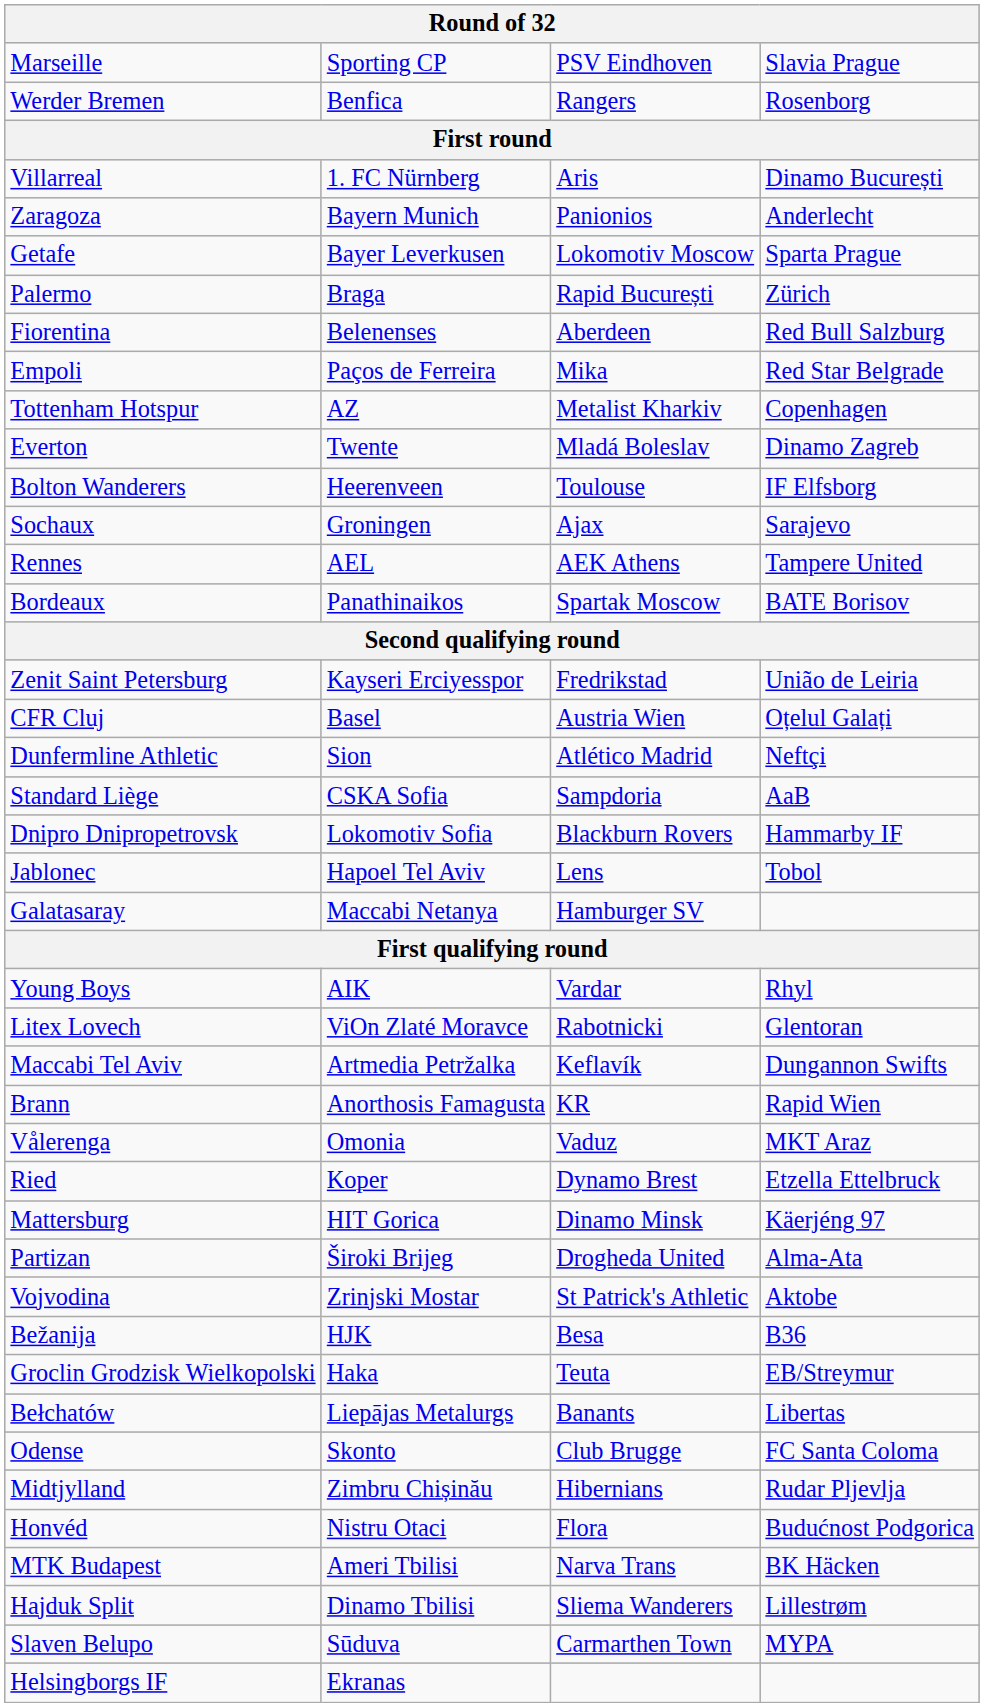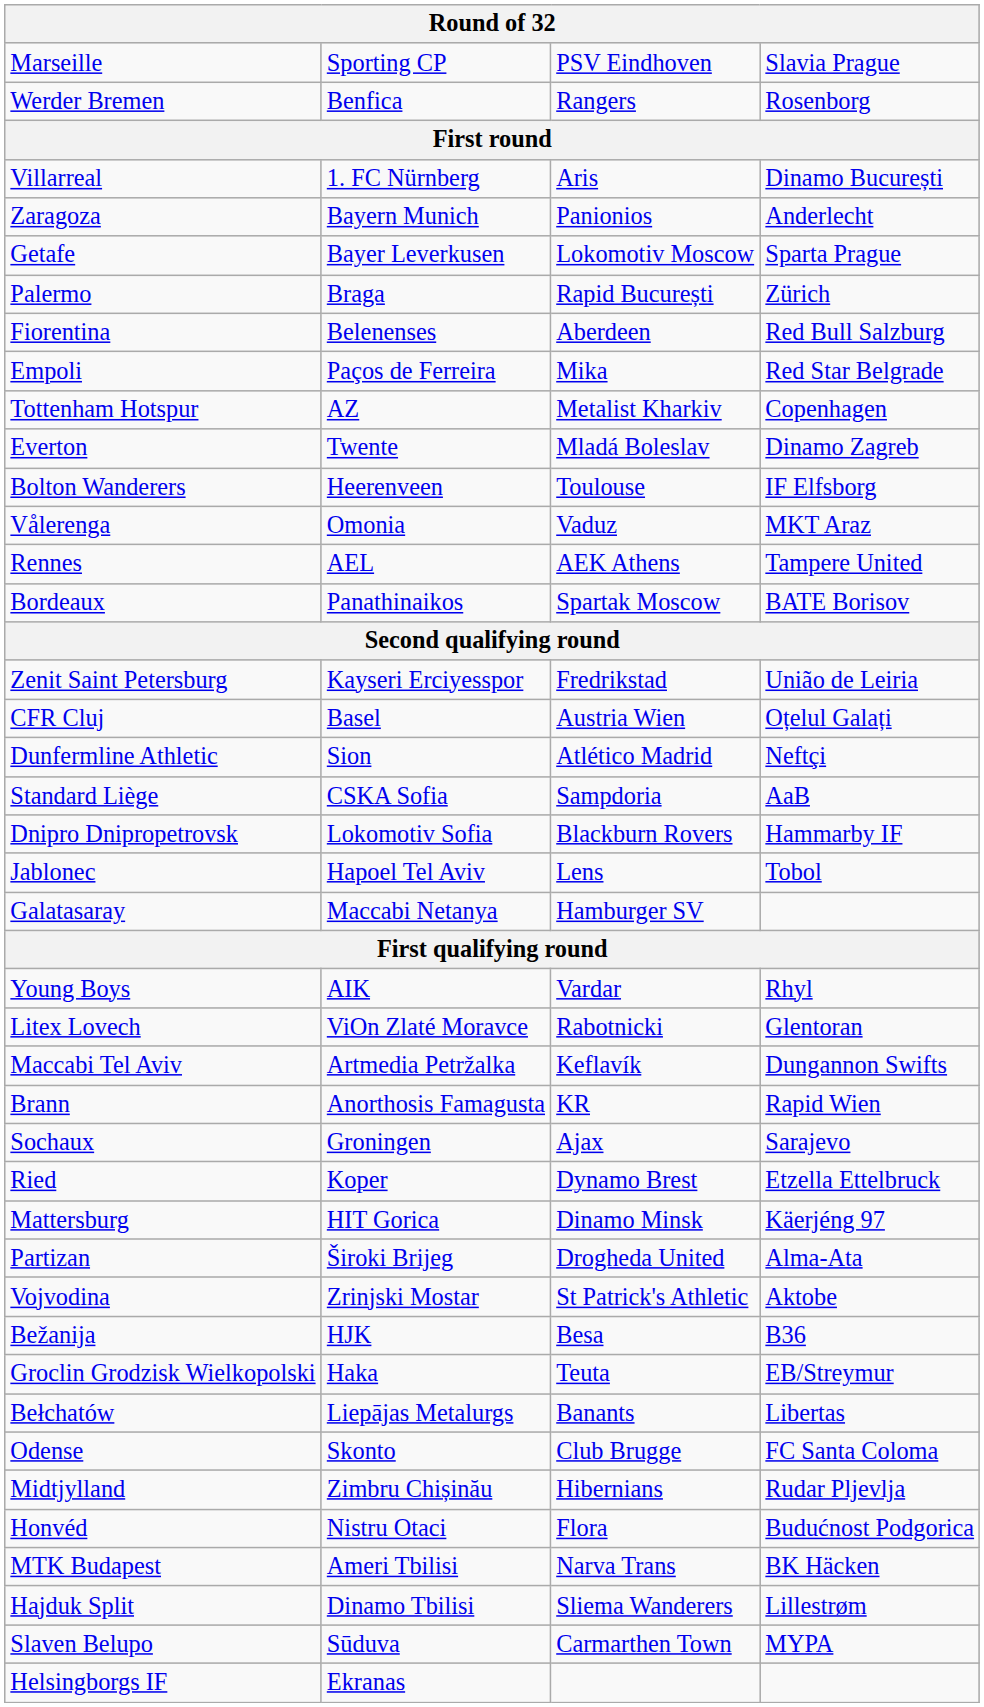rows swapped: (52, 525) <-> (60, 1142)
